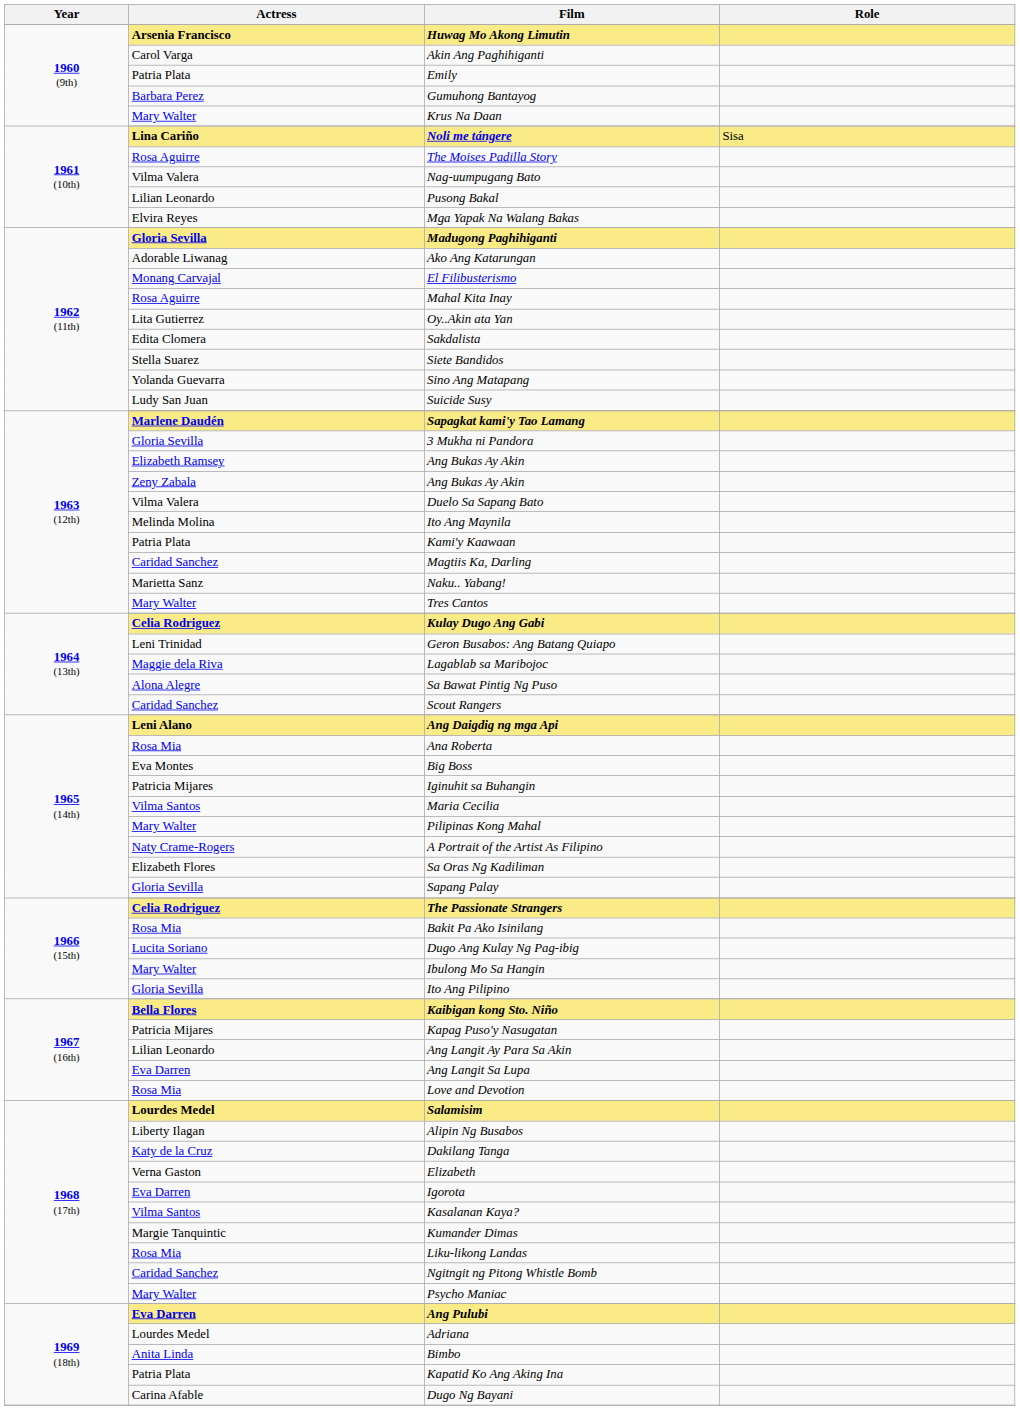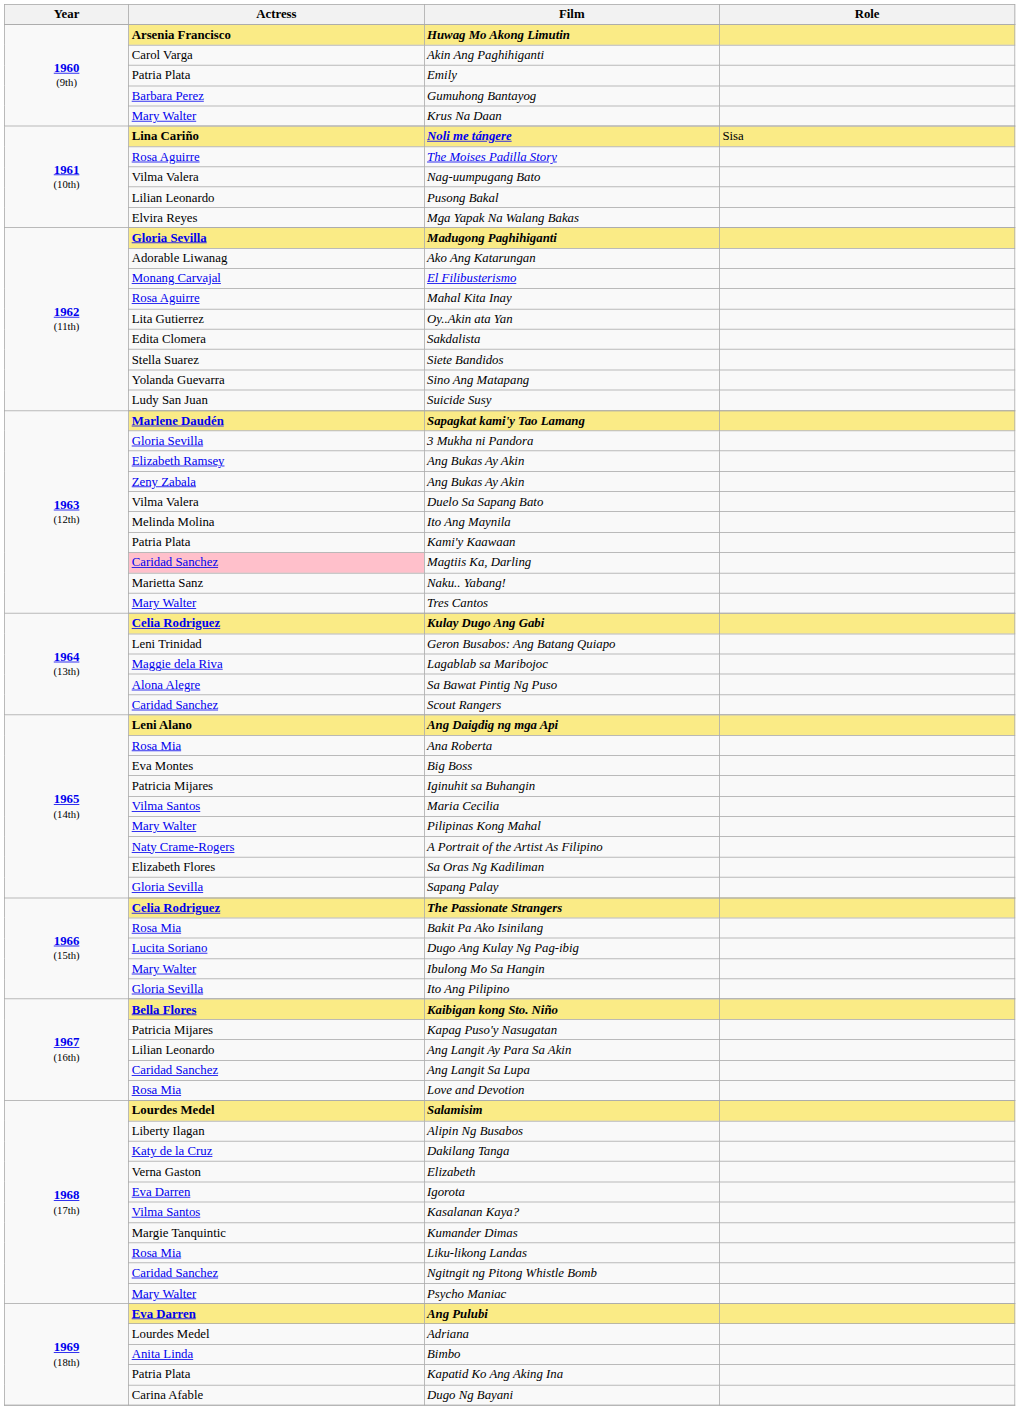(175, 562) no background -> (175, 562) pink background
(161, 1070) Eva Darren -> (175, 1070) Caridad Sanchez
